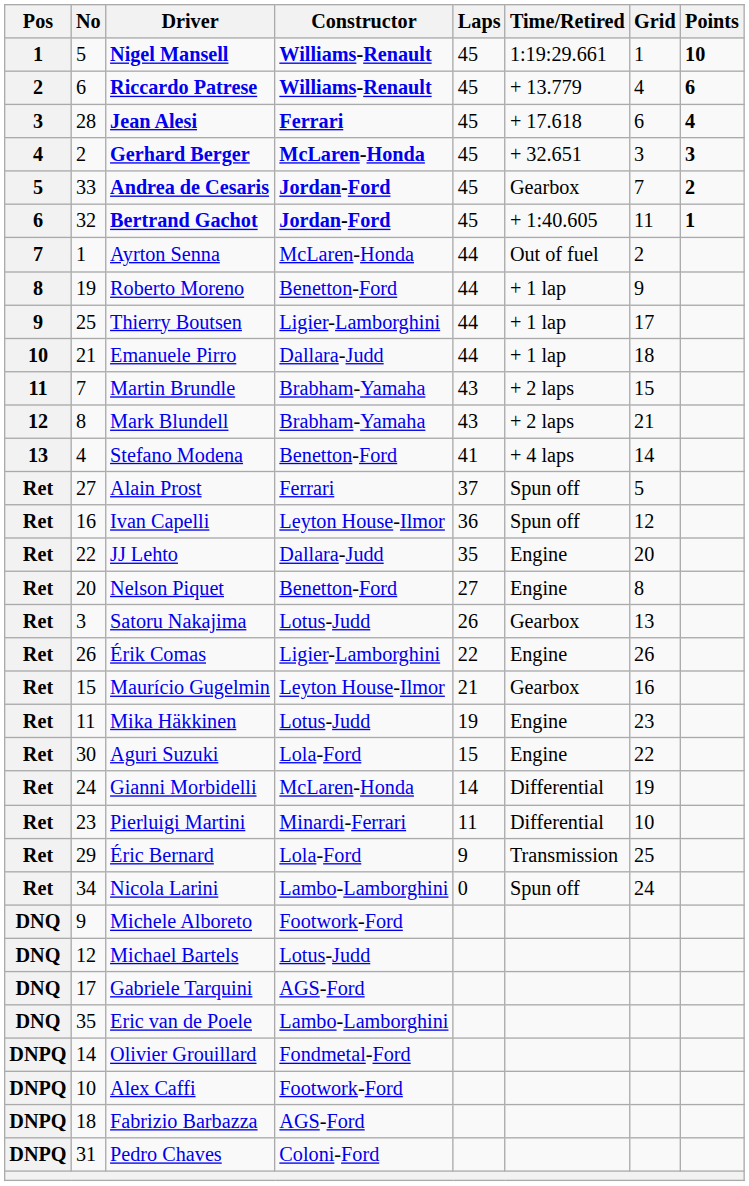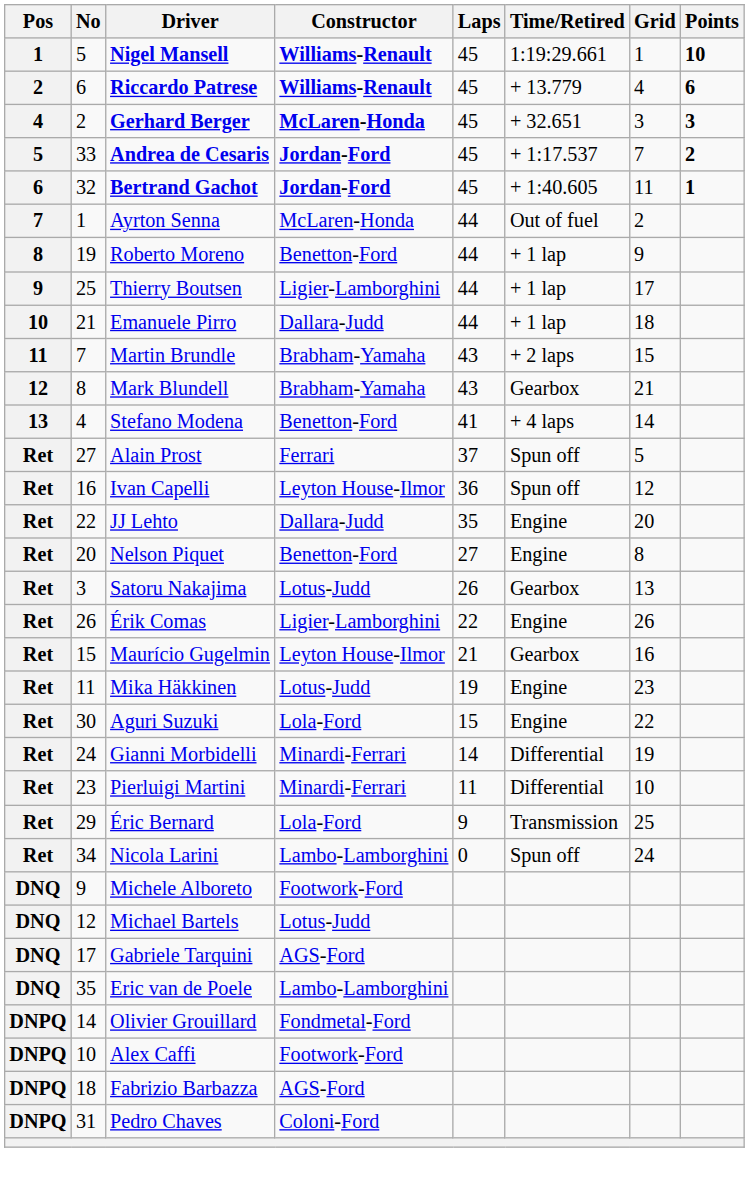- row: (154, 121)
(545, 188) Gearbox -> (554, 154) + 1:17.537
(542, 421) + 2 laps -> (545, 388) Gearbox
(347, 788) McLaren-Honda -> (343, 754) Minardi-Ferrari
